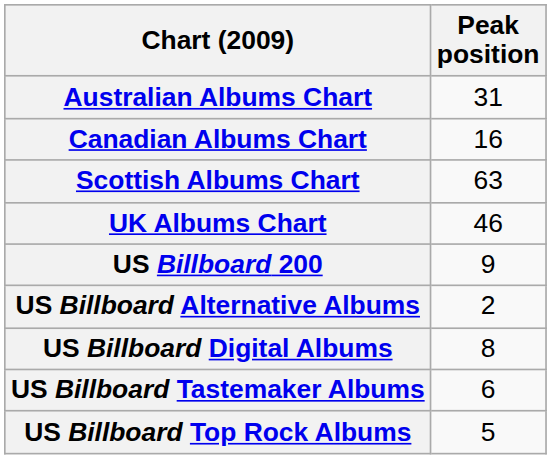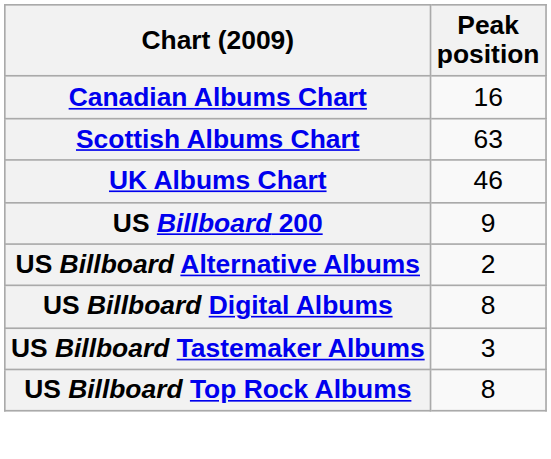- row: (218, 97)
(488, 390) 6 -> (488, 348) 3
(488, 431) 5 -> (488, 390) 8
